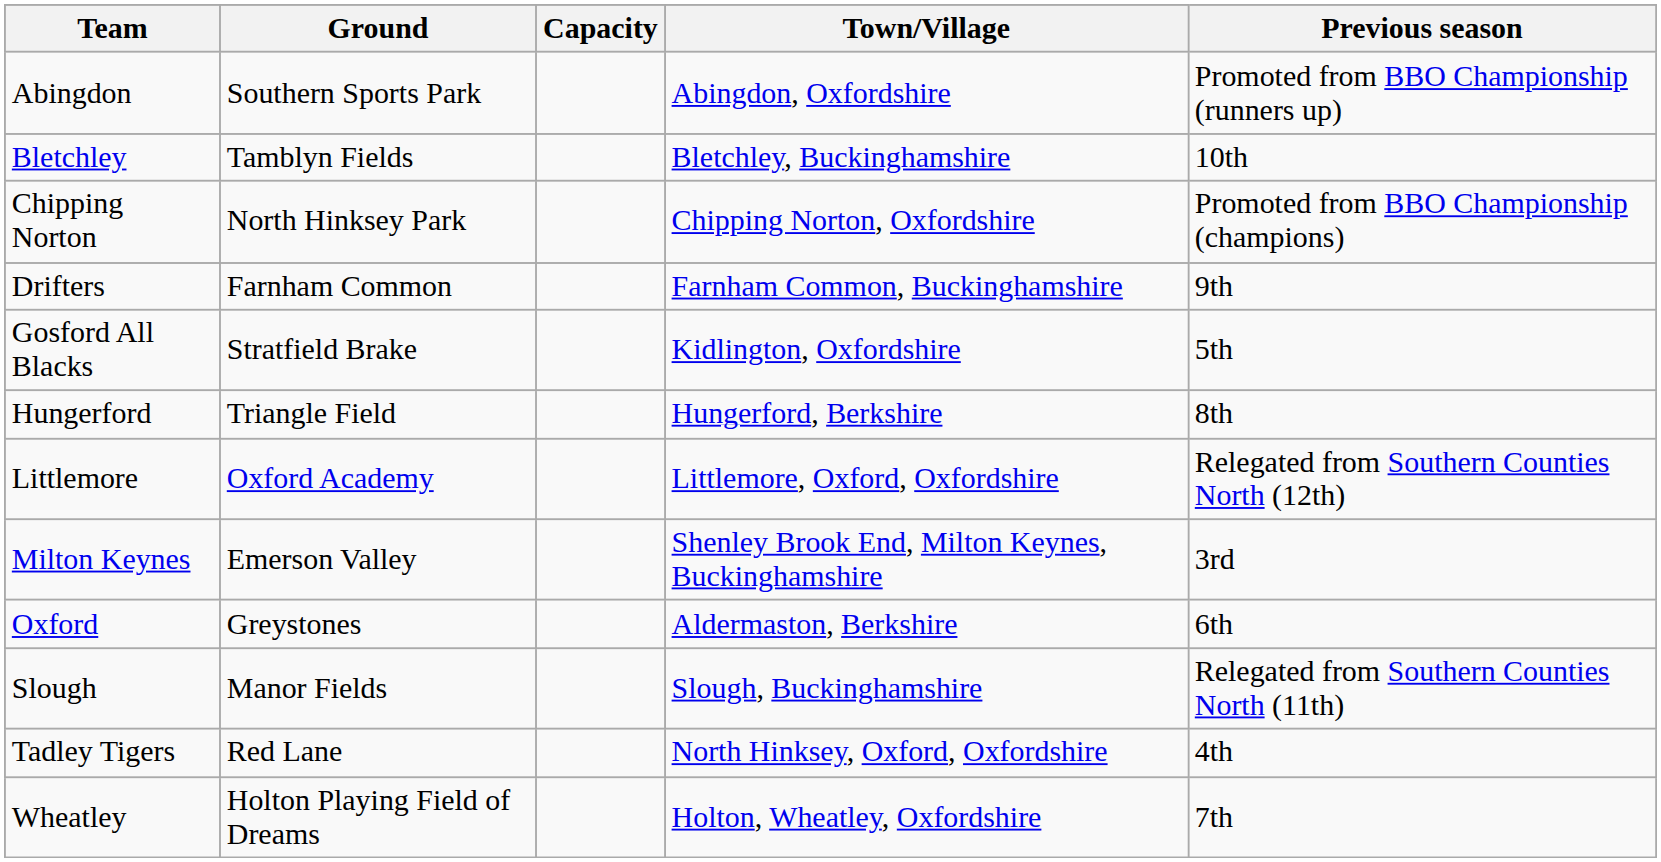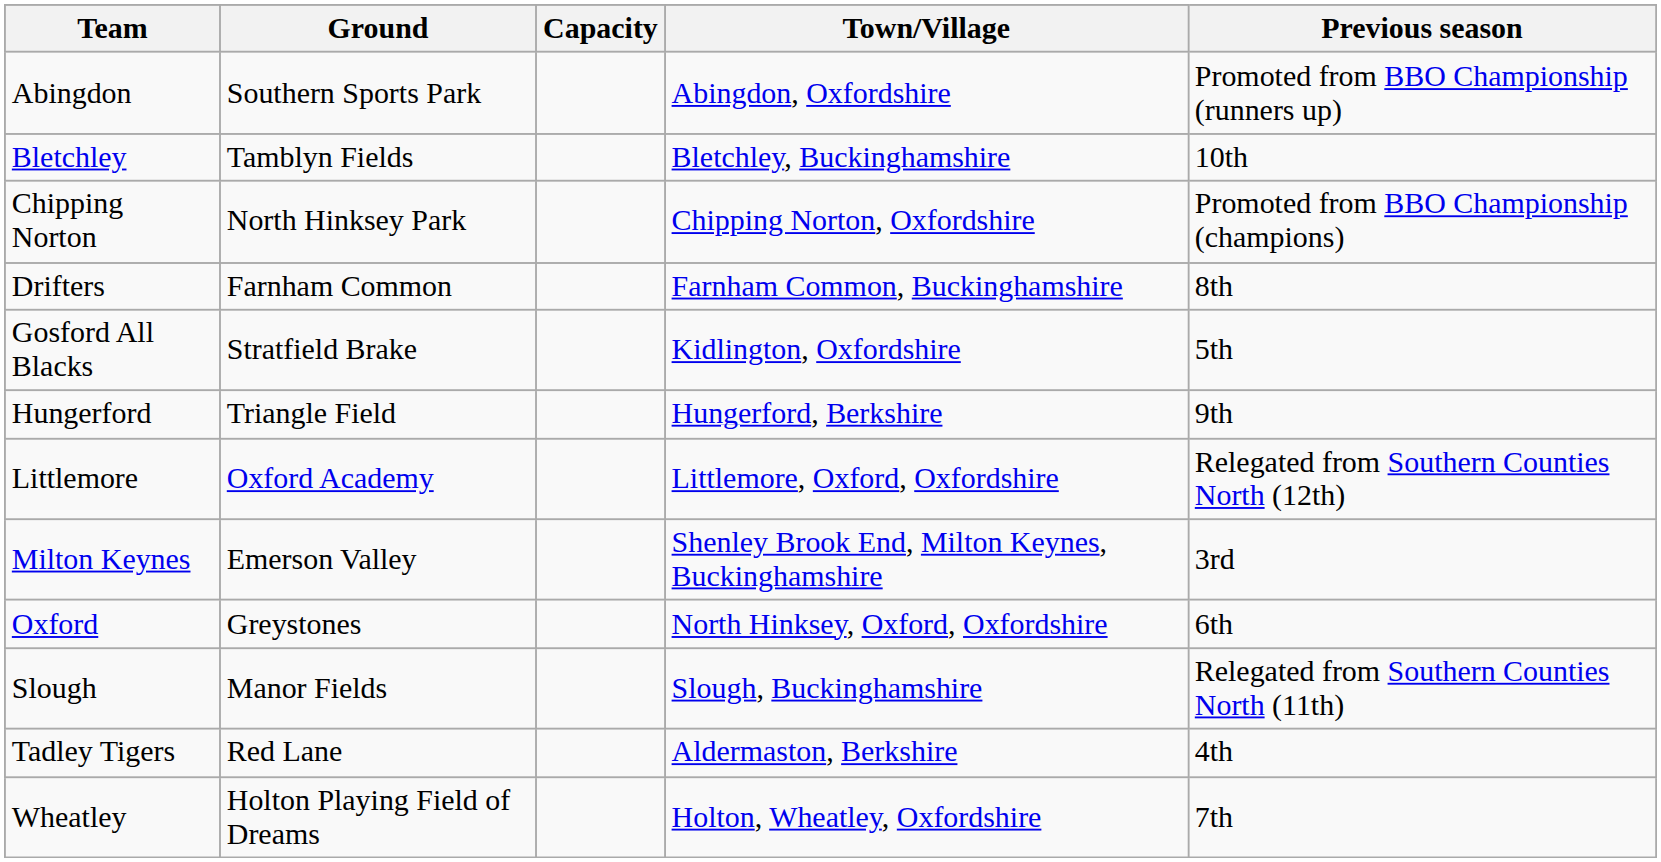(1214, 285) 9th -> (1214, 285) 8th
(1214, 413) 8th -> (1214, 413) 9th
(815, 623) Aldermaston, Berkshire -> (890, 623) North Hinksey, Oxford, Oxfordshire
(890, 752) North Hinksey, Oxford, Oxfordshire -> (815, 752) Aldermaston, Berkshire
